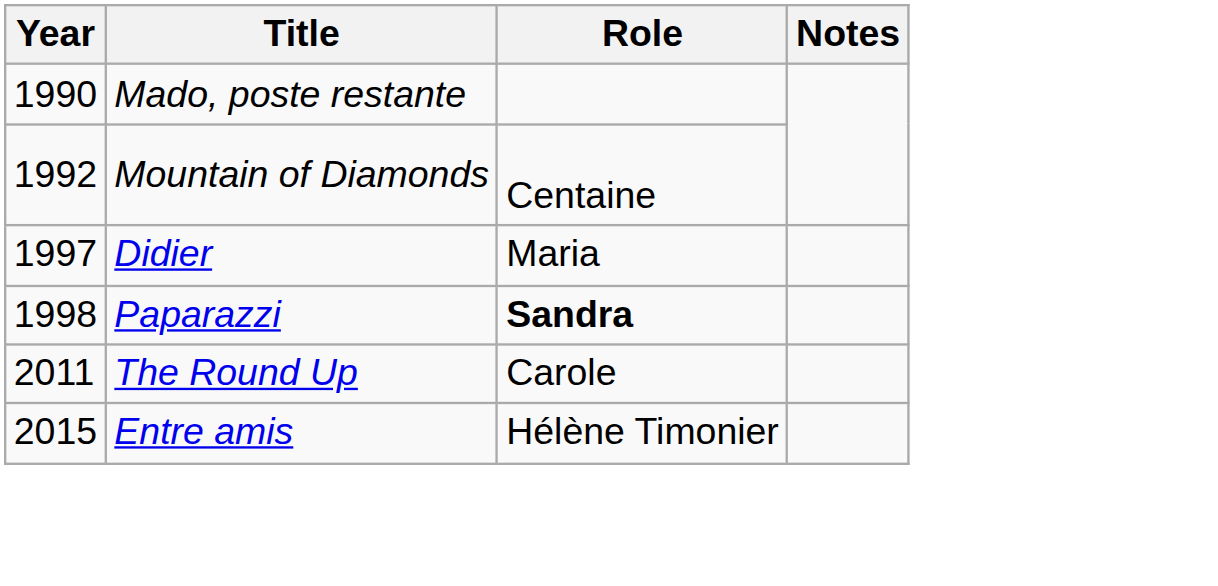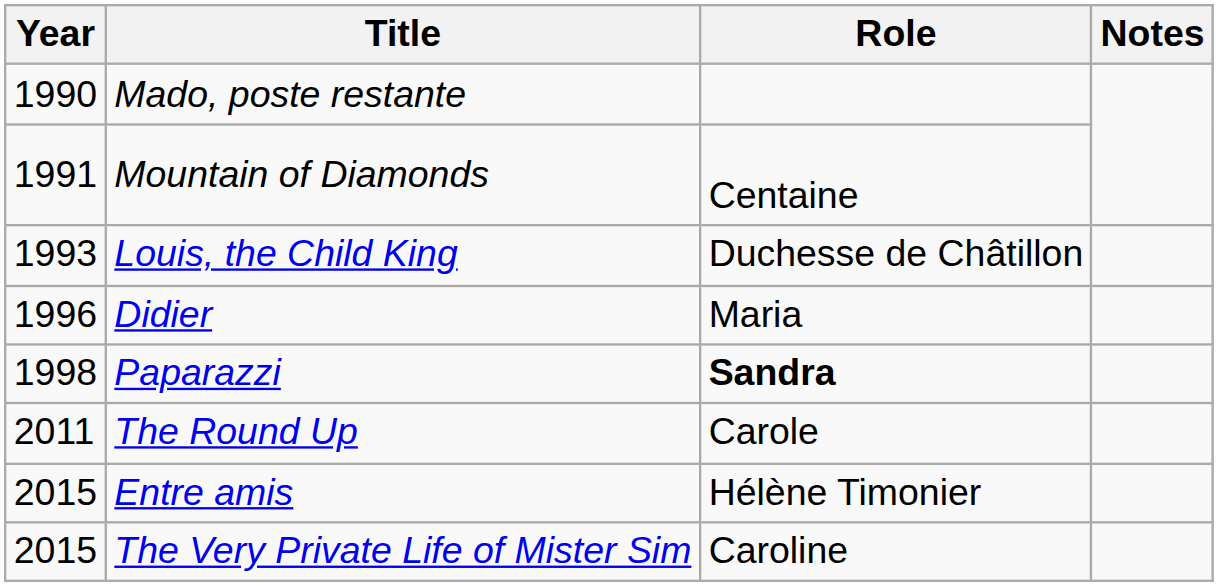(55, 174) 1992 -> (55, 174) 1991
+ row: (286, 254)
(55, 254) 1997 -> (55, 313) 1996
+ row: (403, 551)
